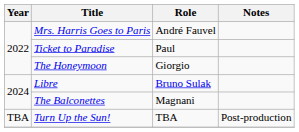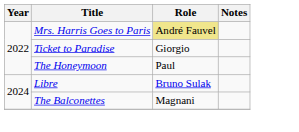(186, 30) no background -> (186, 30) khaki background
(165, 48) Paul -> (172, 48) Giorgio
(172, 65) Giorgio -> (165, 65) Paul
- row: (72, 118)
